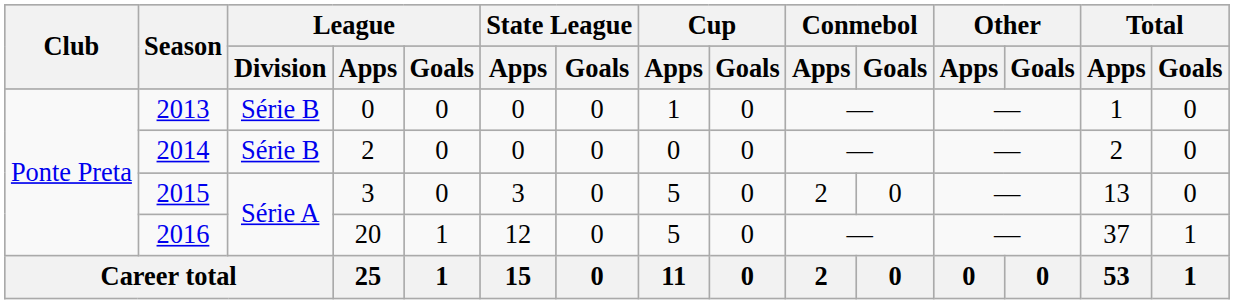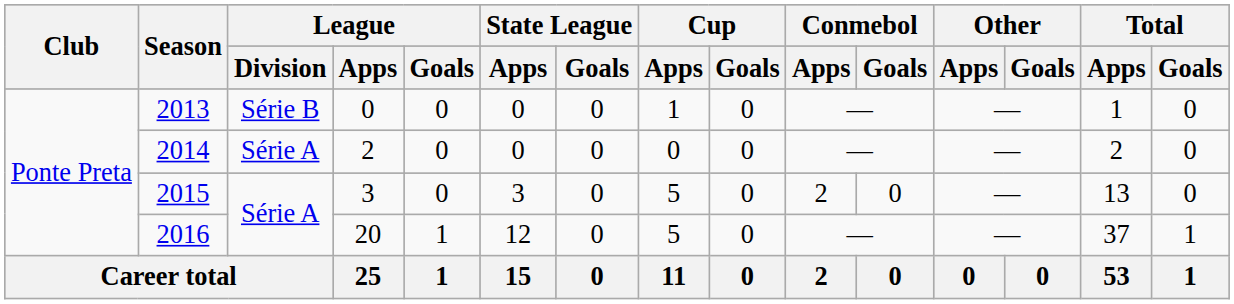(280, 151) Série B -> (280, 151) Série A
